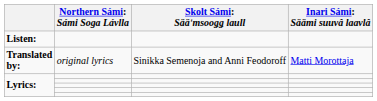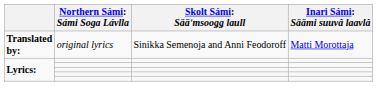- row: (21, 39)
